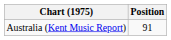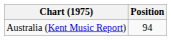(147, 27) 91 -> (147, 27) 94
